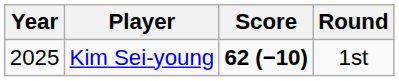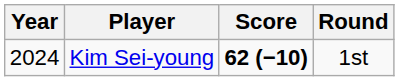(35, 57) 2025 -> (35, 57) 2024
